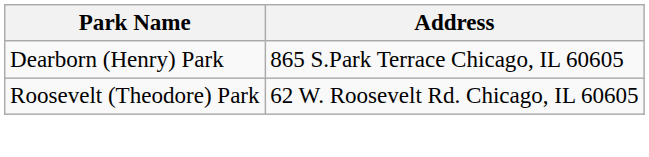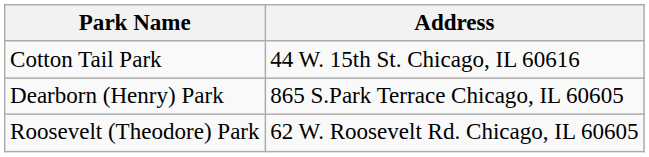+ row: (86, 59)
